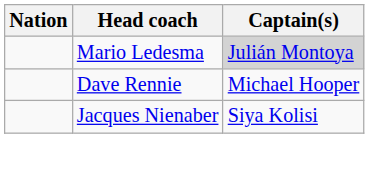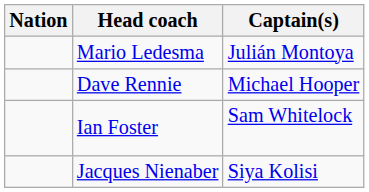(291, 52) lightgrey background -> (291, 52) no background
+ row: (117, 127)
